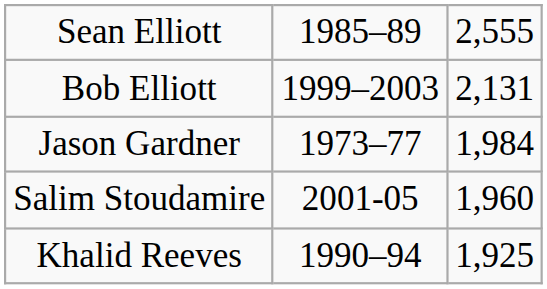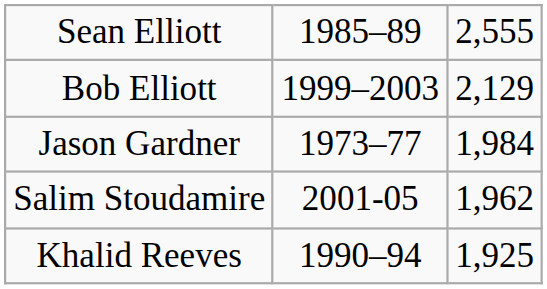(495, 87) 2,131 -> (495, 87) 2,129
(495, 198) 1,960 -> (495, 198) 1,962
